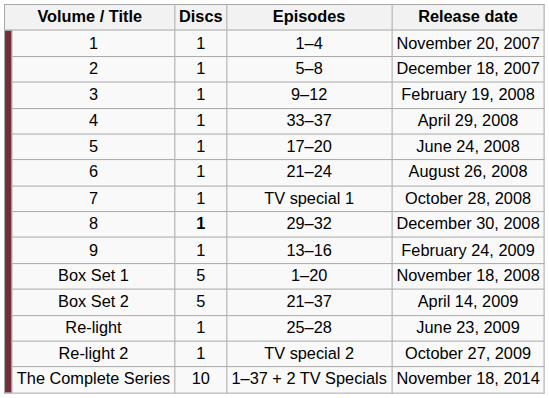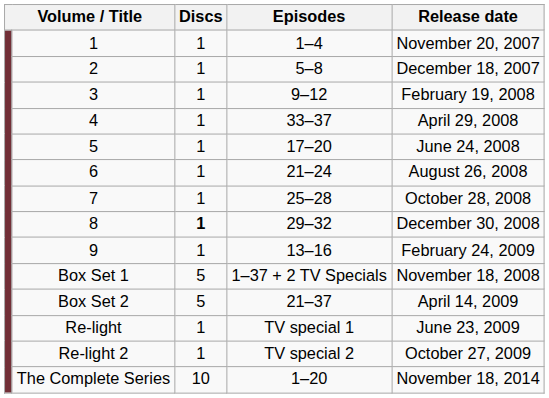(309, 198) TV special 1 -> (309, 198) 25–28
(309, 276) 1–20 -> (309, 276) 1–37 + 2 TV Specials
(309, 328) 25–28 -> (309, 328) TV special 1
(309, 379) 1–37 + 2 TV Specials -> (309, 379) 1–20
